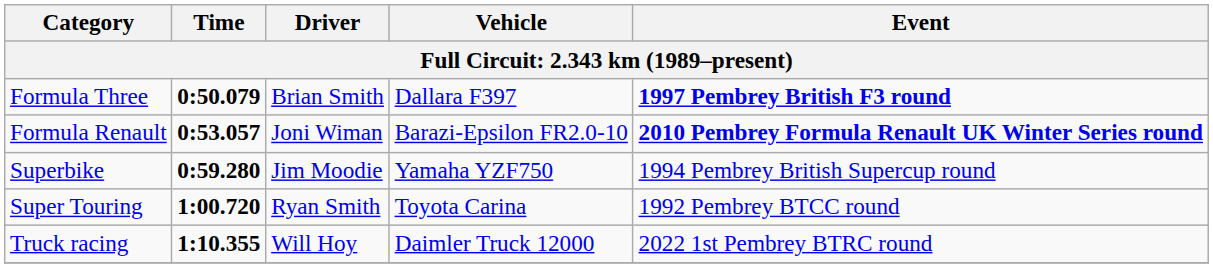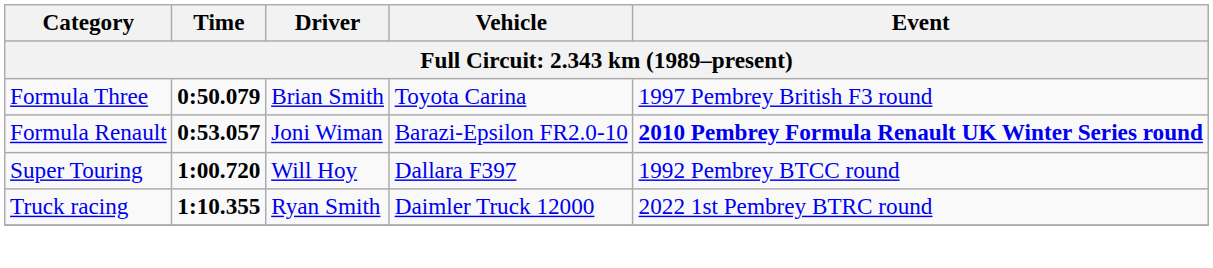(456, 96) Dallara F397 -> (461, 96) Toyota Carina
(795, 96) bold -> (786, 96) normal
- row: (57, 170)
(326, 206) Ryan Smith -> (314, 170) Will Hoy
(461, 206) Toyota Carina -> (456, 170) Dallara F397
(314, 243) Will Hoy -> (326, 206) Ryan Smith
